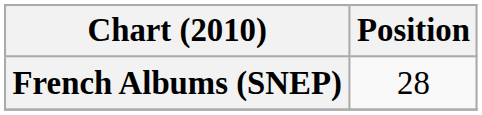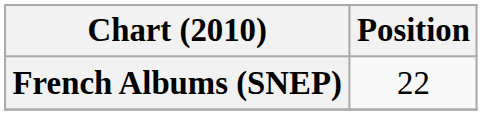(413, 82) 28 -> (413, 82) 22
